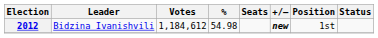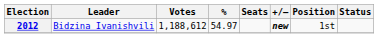(183, 26) 1,184,612 -> (183, 26) 1,188,612
(224, 26) 54.98 -> (224, 26) 54.97
